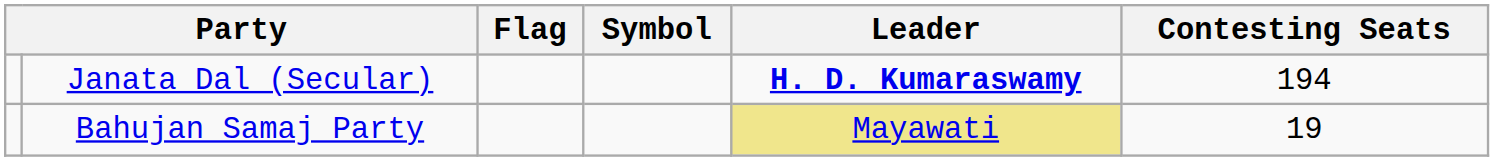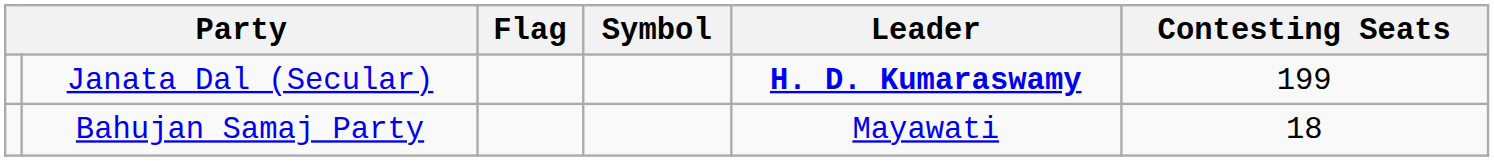(1304, 80) 194 -> (1304, 80) 199
(926, 130) khaki background -> (926, 130) no background
(1304, 130) 19 -> (1304, 130) 18
